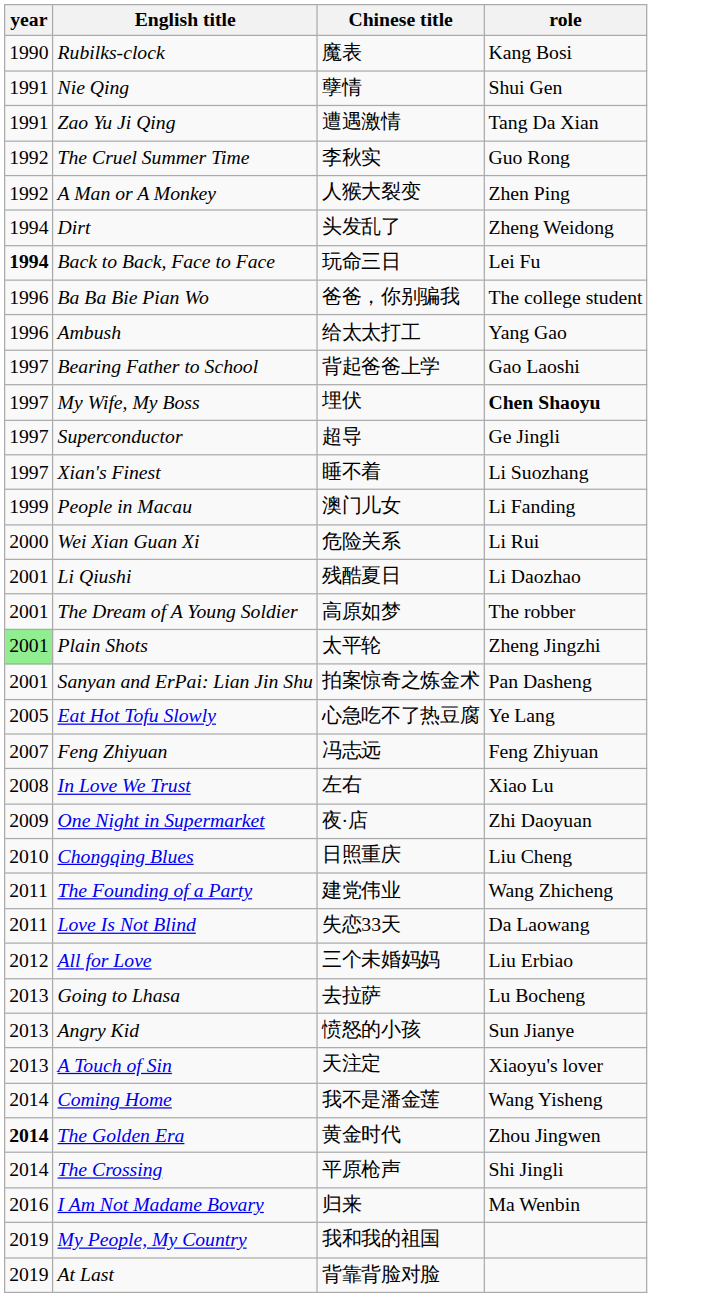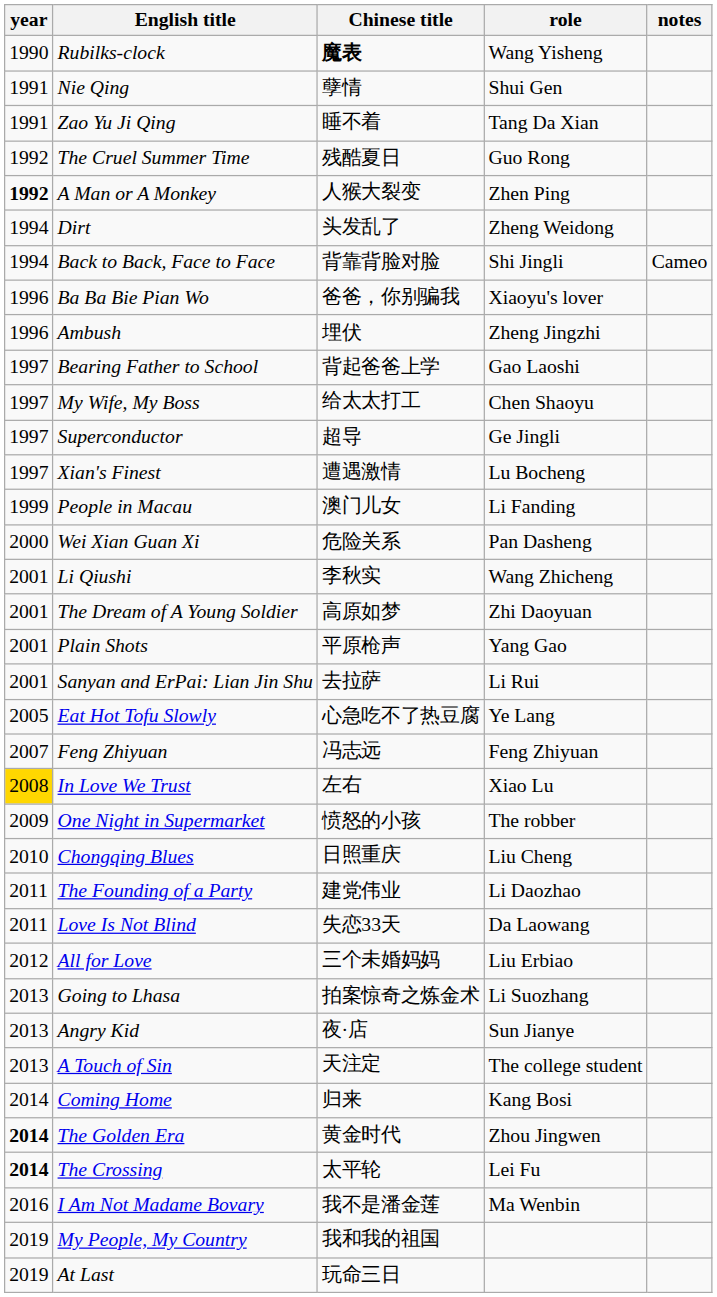+ column: (680, 20)
(342, 52) normal -> (342, 52) bold
(530, 53) Kang Bosi -> (546, 53) Wang Yisheng
(361, 122) 遭遇激情 -> (351, 122) 睡不着
(351, 157) 李秋实 -> (361, 157) 残酷夏日
(29, 192) normal -> (29, 192) bold
(29, 262) bold -> (29, 262) normal
(361, 261) 玩命三日 -> (381, 261) 背靠背脸对脸
(514, 262) Lei Fu -> (526, 262) Shi Jingli
(566, 297) The college student -> (546, 297) Xiaoyu's lover
(371, 331) 给太太打工 -> (342, 331) 埋伏
(528, 332) Yang Gao -> (544, 332) Zheng Jingzhi
(342, 401) 埋伏 -> (371, 401) 给太太打工
(545, 402) bold -> (541, 402) normal
(351, 471) 睡不着 -> (361, 471) 遭遇激情
(538, 471) Li Suozhang -> (537, 471) Lu Bocheng
(514, 541) Li Rui -> (540, 541) Pan Dasheng
(361, 576) 残酷夏日 -> (351, 576) 李秋实
(535, 576) Li Daozhao -> (551, 576) Wang Zhicheng
(532, 611) The robber -> (540, 611) Zhi Daoyuan
(29, 646) lightgreen background -> (29, 646) no background
(351, 645) 太平轮 -> (361, 645) 平原枪声
(544, 646) Zheng Jingzhi -> (528, 646) Yang Gao
(401, 680) 拍案惊奇之炼金术 -> (351, 680) 去拉萨
(540, 681) Pan Dasheng -> (514, 681) Li Rui
(29, 786) no background -> (29, 786) gold background
(345, 820) 夜·店 -> (371, 820) 愤怒的小孩
(540, 820) Zhi Daoyuan -> (532, 820) The robber
(551, 890) Wang Zhicheng -> (535, 890) Li Daozhao
(351, 994) 去拉萨 -> (401, 994) 拍案惊奇之炼金术
(537, 995) Lu Bocheng -> (538, 995) Li Suozhang
(371, 1029) 愤怒的小孩 -> (345, 1029) 夜·店
(546, 1065) Xiaoyu's lover -> (566, 1065) The college student
(381, 1099) 我不是潘金莲 -> (342, 1099) 归来
(546, 1100) Wang Yisheng -> (530, 1100) Kang Bosi
(29, 1170) normal -> (29, 1170) bold
(361, 1169) 平原枪声 -> (351, 1169) 太平轮
(526, 1170) Shi Jingli -> (514, 1170) Lei Fu
(342, 1204) 归来 -> (381, 1204) 我不是潘金莲
(381, 1274) 背靠背脸对脸 -> (361, 1274) 玩命三日
